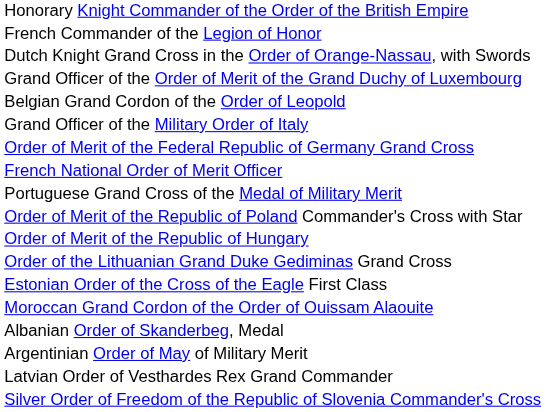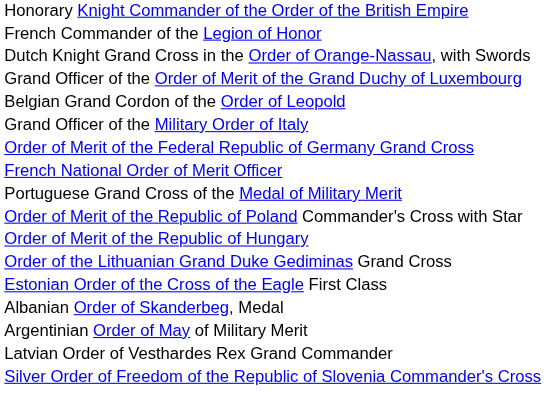- row: (219, 307)
